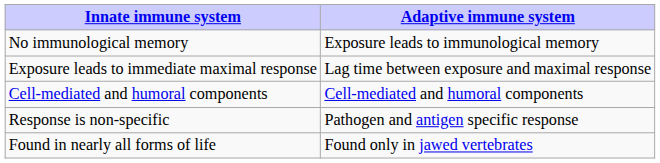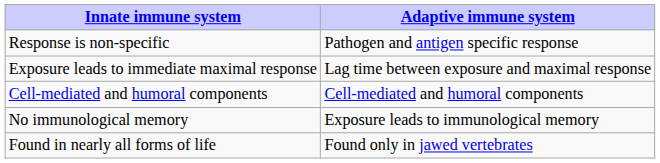rows swapped: (89, 119) <-> (98, 42)
